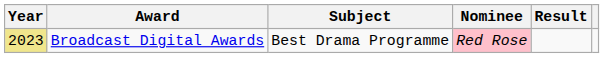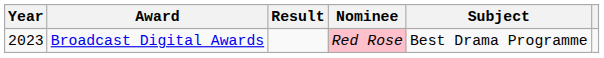columns swapped: (360, 17) <-> (561, 17)
(26, 41) khaki background -> (26, 41) no background
